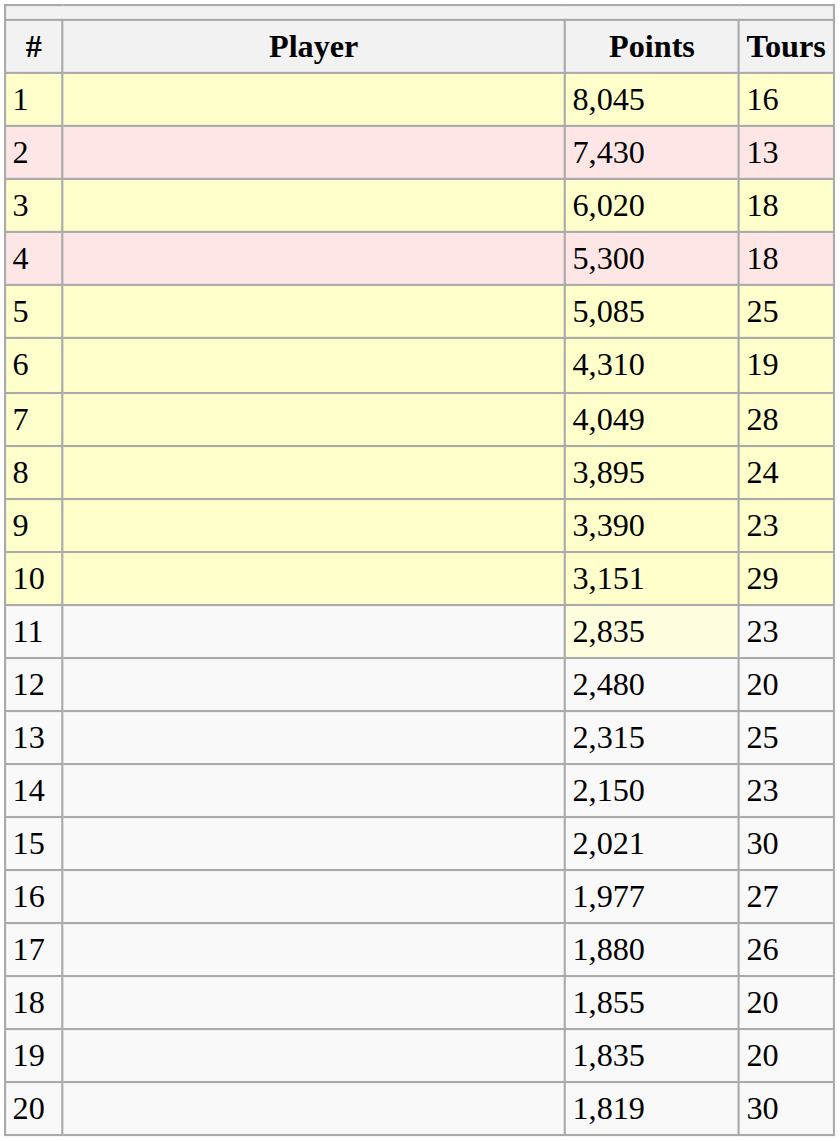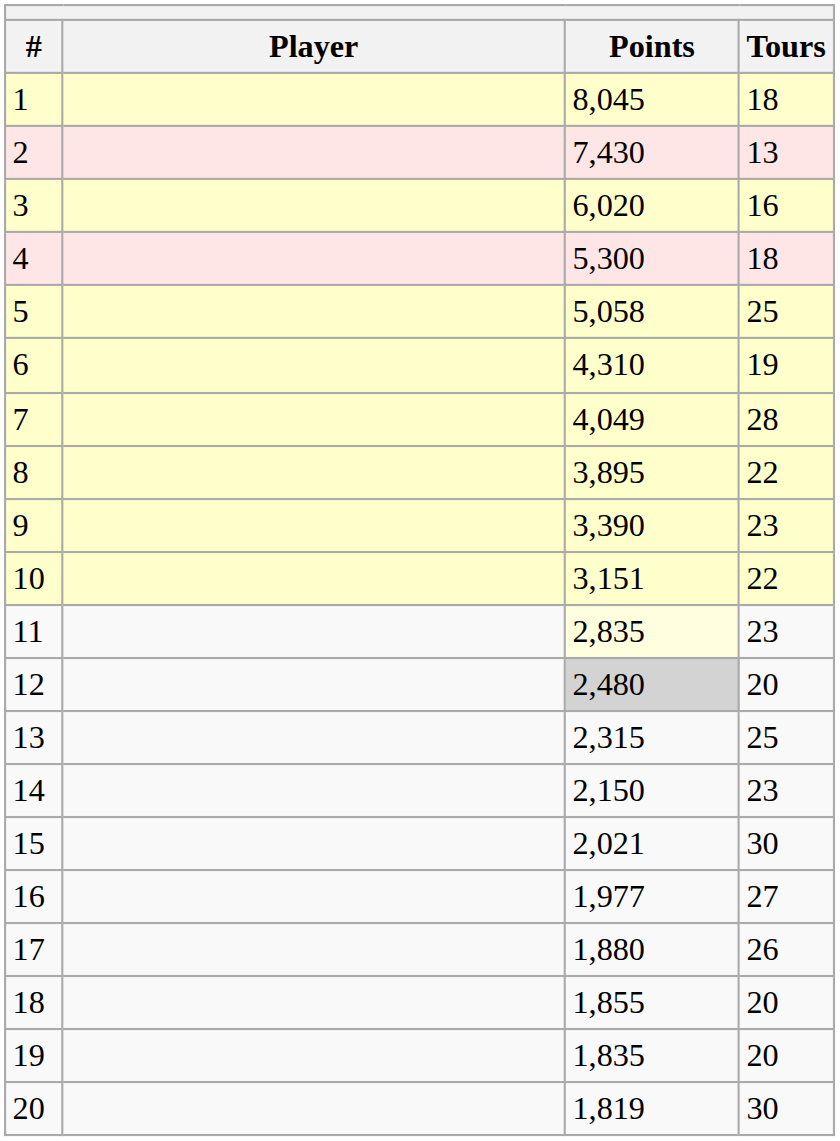(763, 99) 16 -> (763, 99) 18
(763, 205) 18 -> (763, 205) 16
(609, 311) 5,085 -> (609, 311) 5,058
(763, 471) 24 -> (763, 471) 22
(763, 577) 29 -> (763, 577) 22
(609, 683) no background -> (609, 683) lightgrey background
